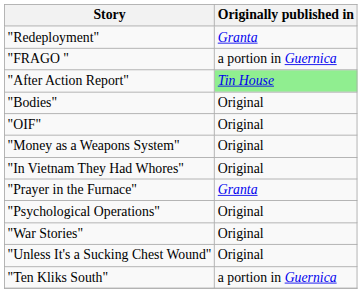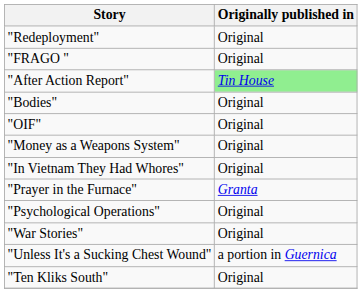(238, 37) Granta -> (241, 37) Original
(277, 59) a portion in Guernica -> (241, 59) Original
(241, 255) Original -> (277, 255) a portion in Guernica
(277, 277) a portion in Guernica -> (241, 277) Original
